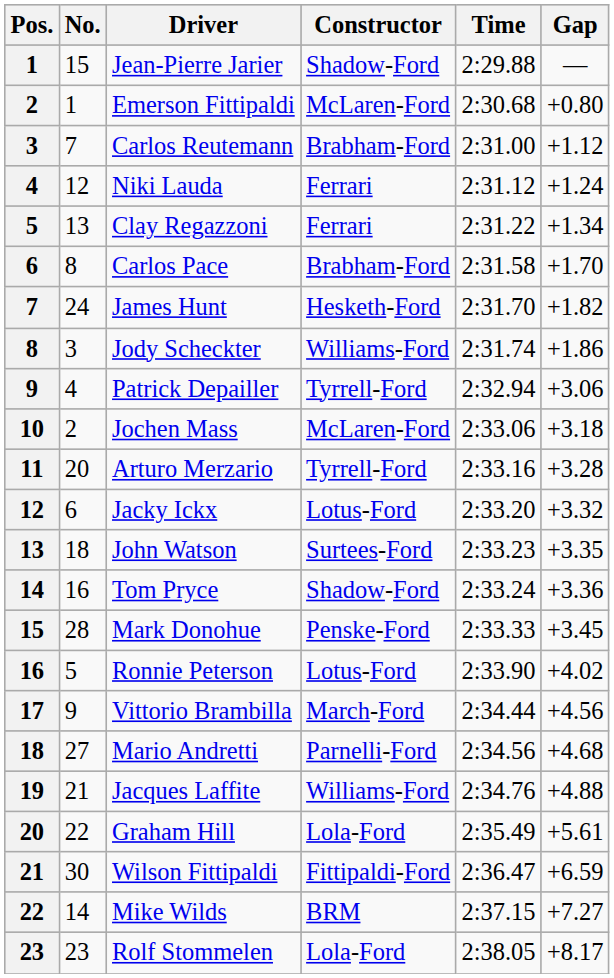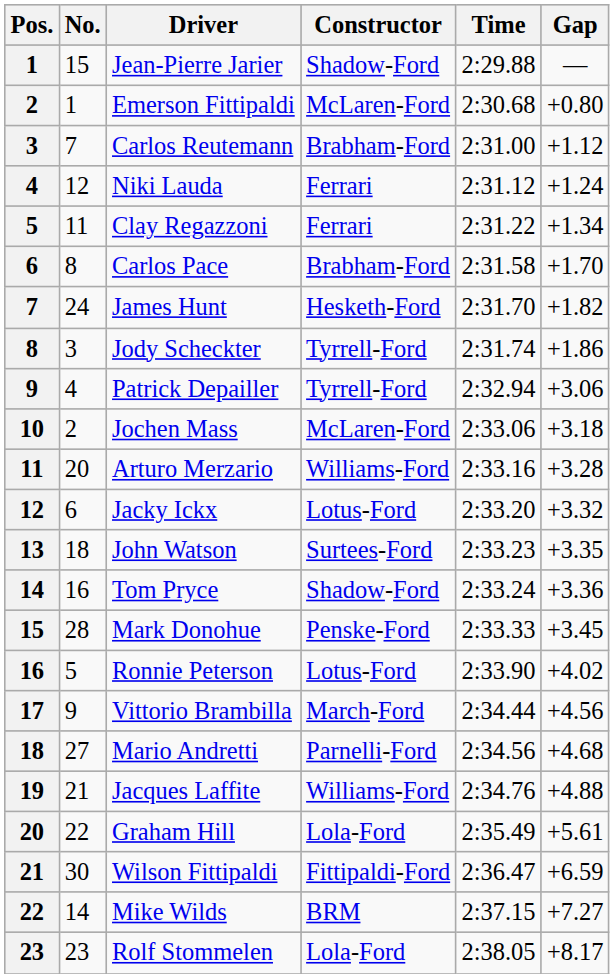(77, 226) 13 -> (76, 226) 11
(378, 347) Williams-Ford -> (366, 347) Tyrrell-Ford
(366, 468) Tyrrell-Ford -> (378, 468) Williams-Ford
